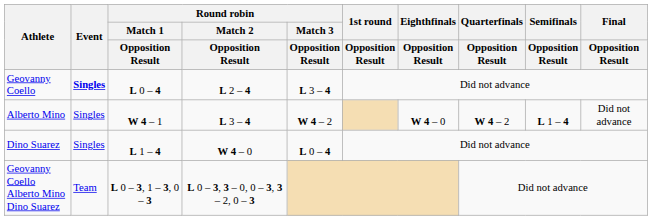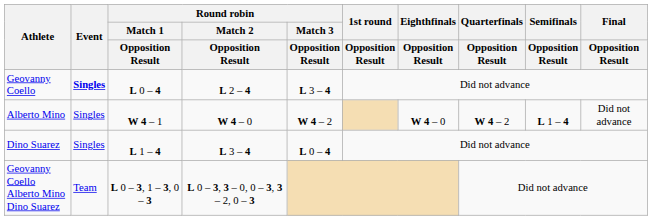(235, 121) L 3 – 4 -> (235, 121) W 4 – 0
(235, 151) W 4 – 0 -> (235, 151) L 3 – 4
